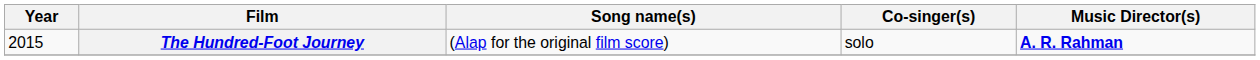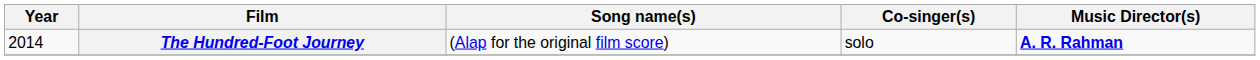(26, 42) 2015 -> (26, 42) 2014
